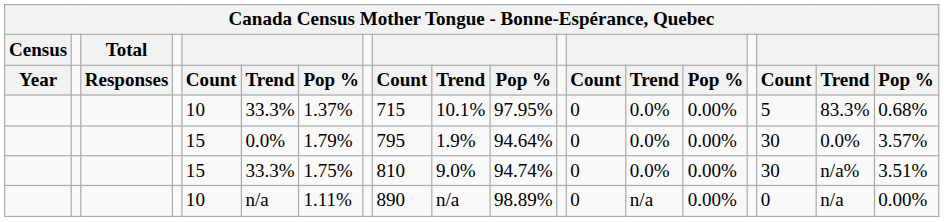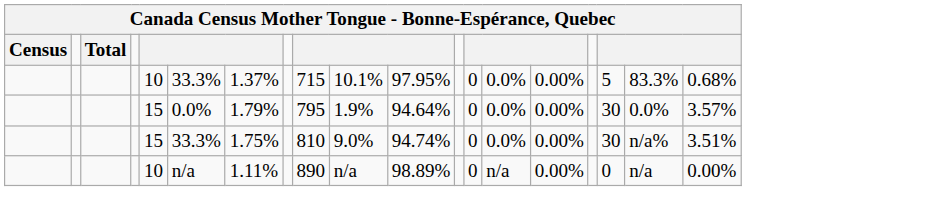- row: (38, 79)
